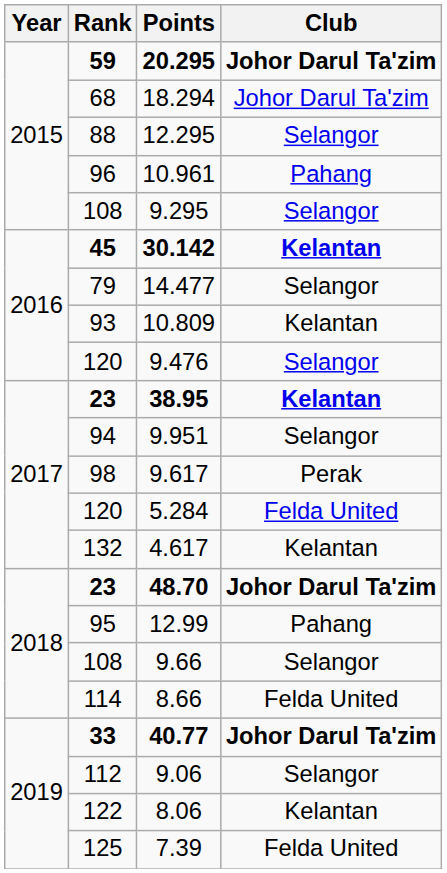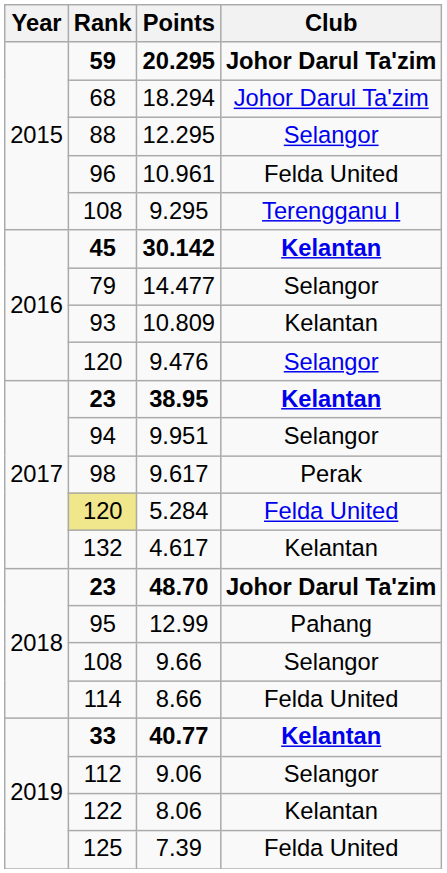(331, 173) Pahang -> (331, 173) Felda United
(331, 211) Selangor -> (331, 211) Terengganu I
(103, 511) no background -> (103, 511) khaki background
(331, 736) Johor Darul Ta'zim -> (331, 736) Kelantan
